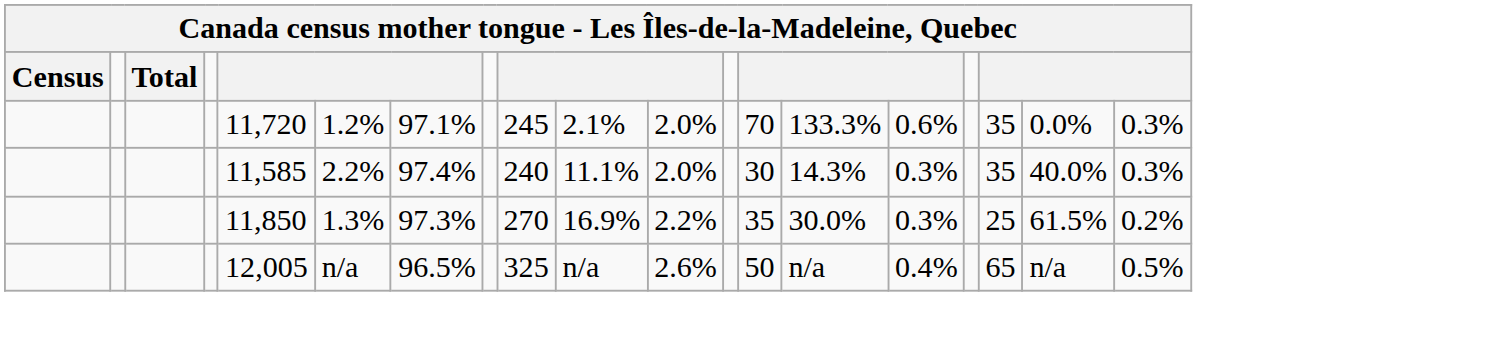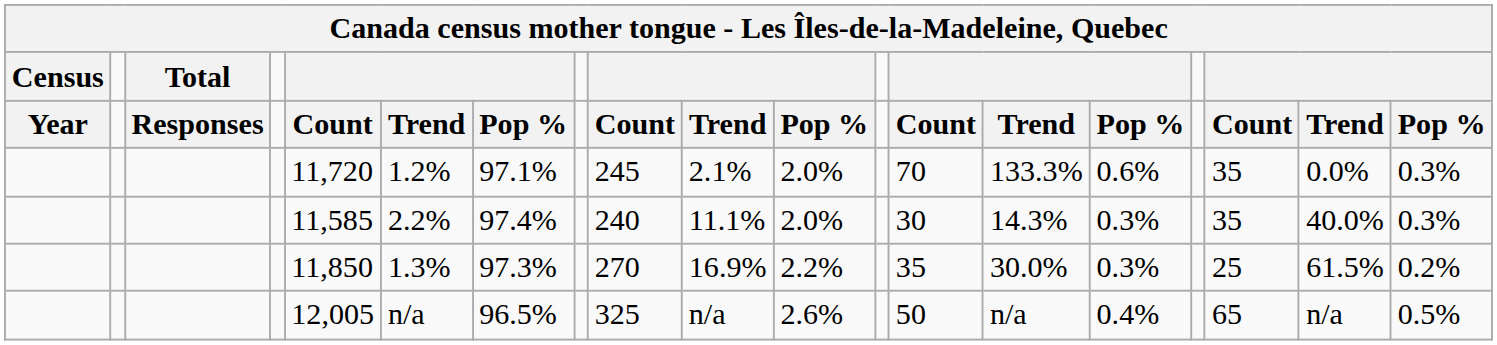+ row: (58, 123)
